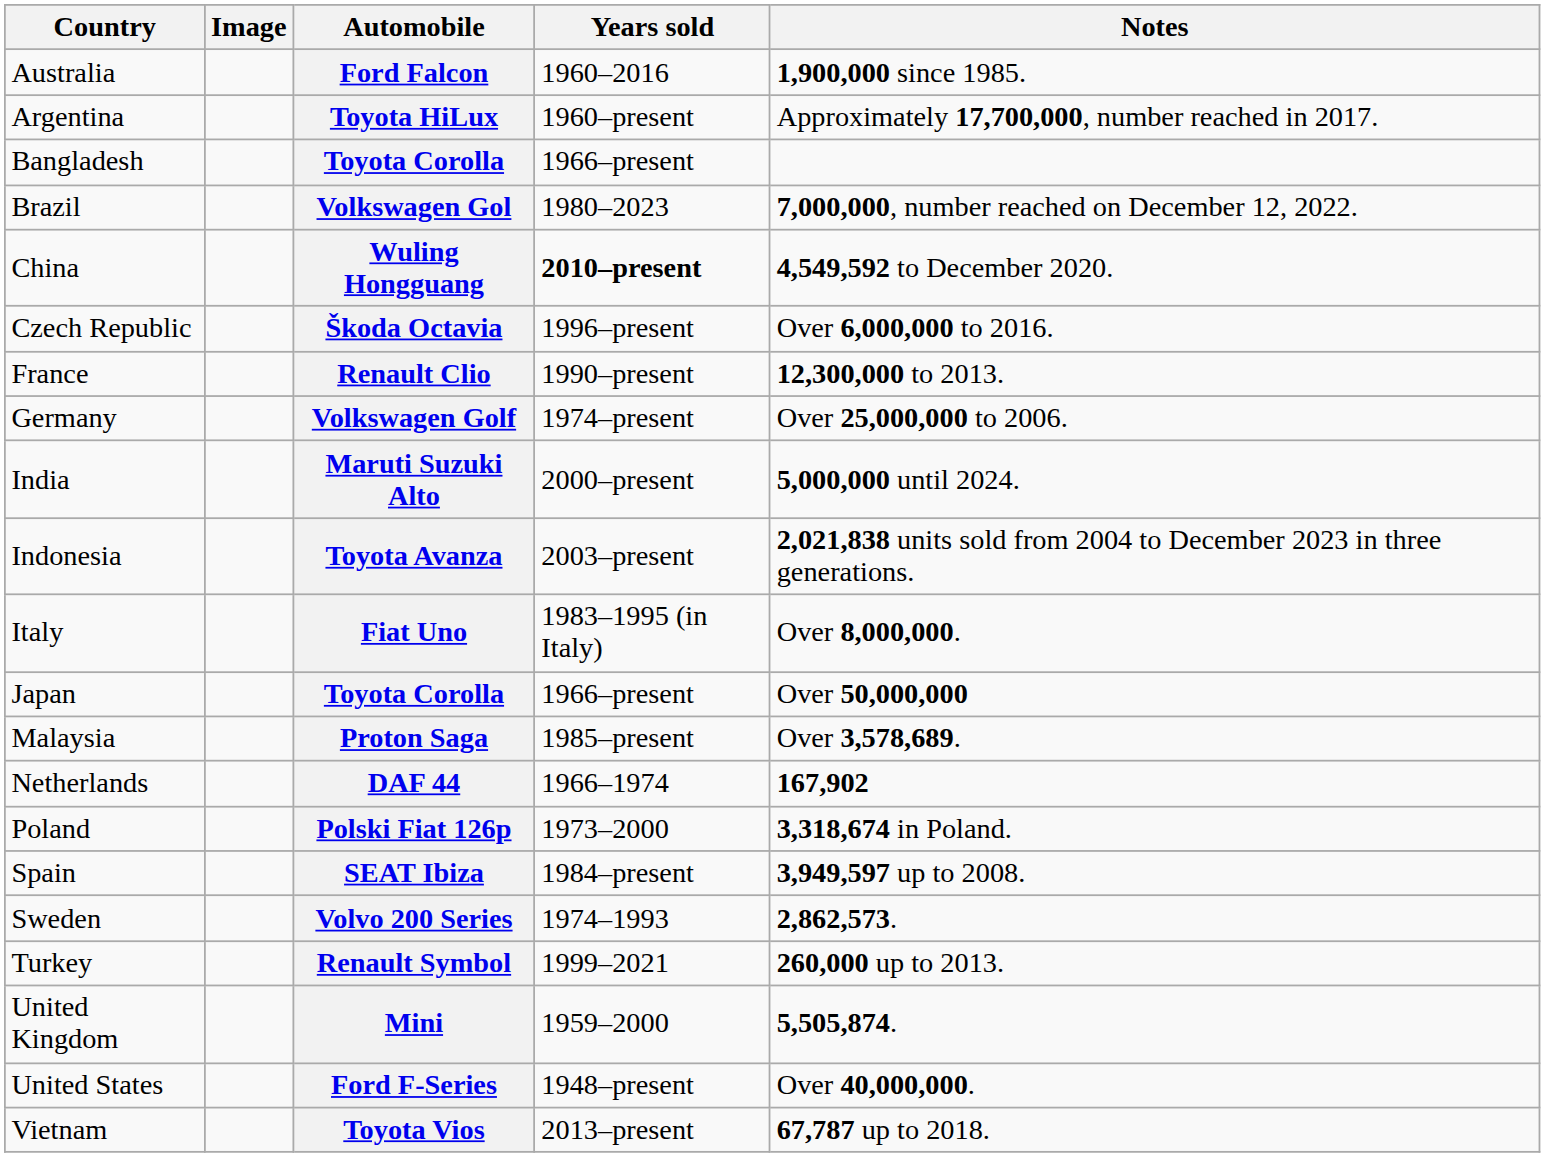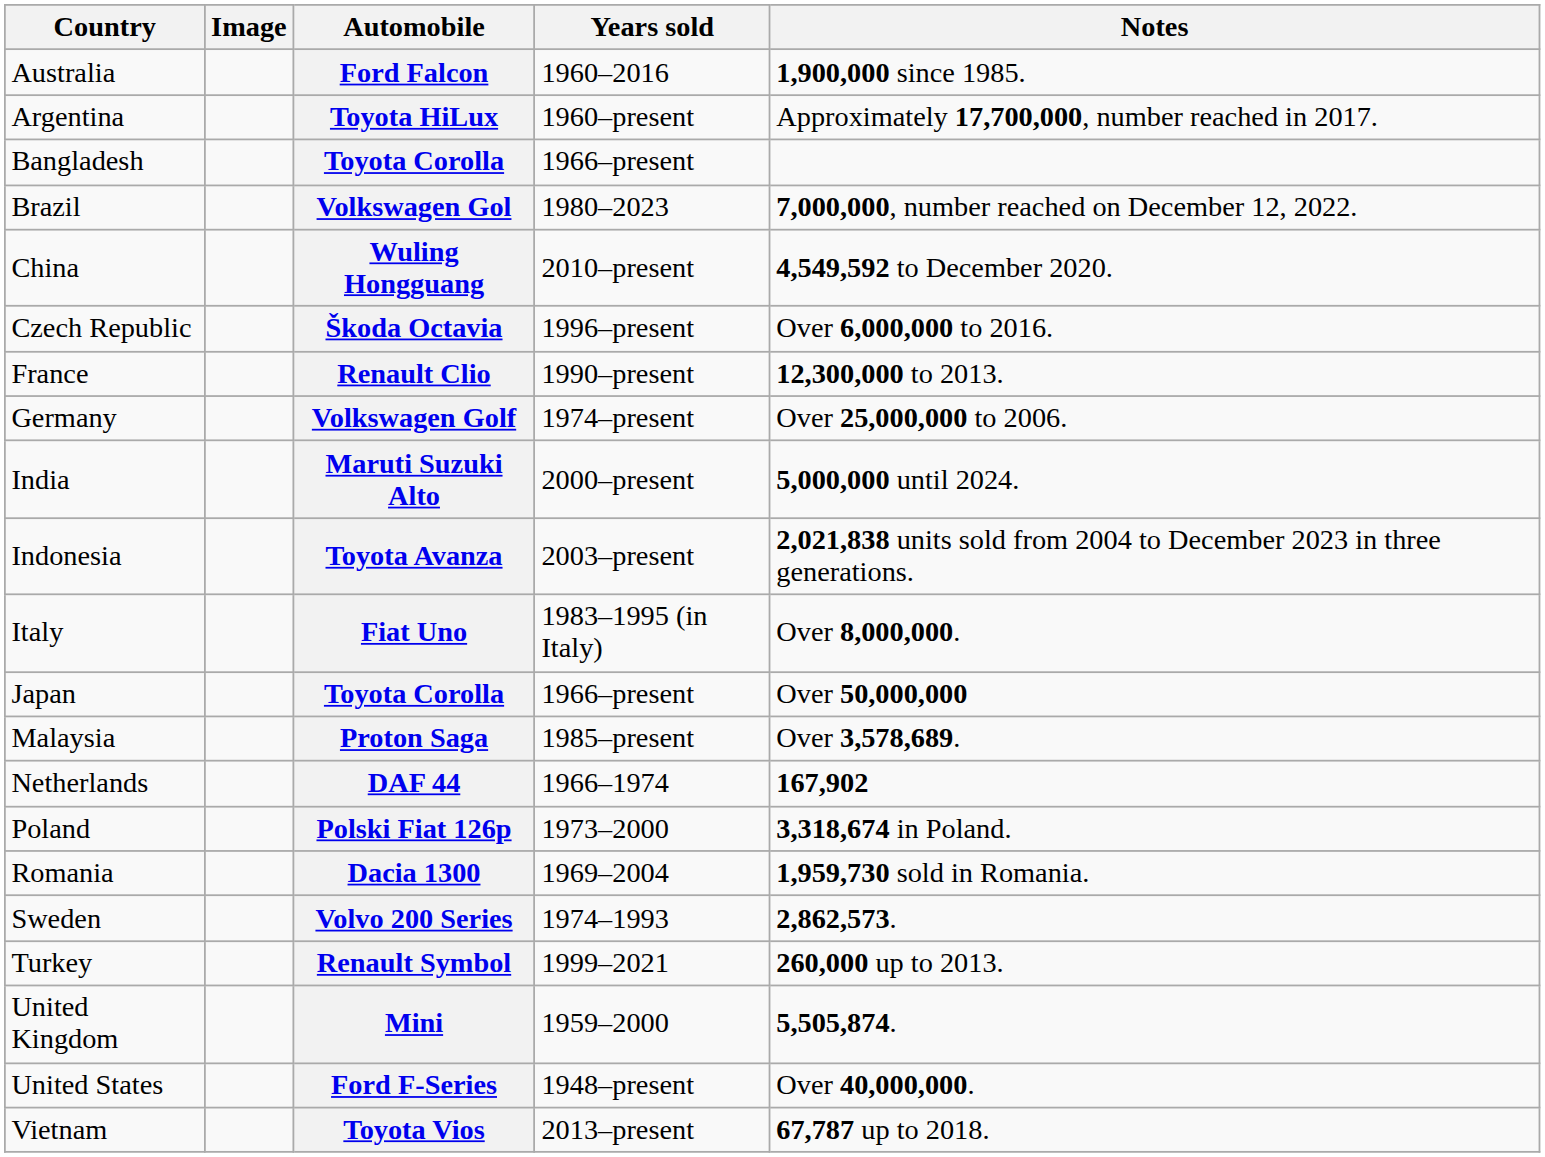(621, 267) bold -> (618, 267) normal
+ row: (63, 873)
- row: (44, 873)
